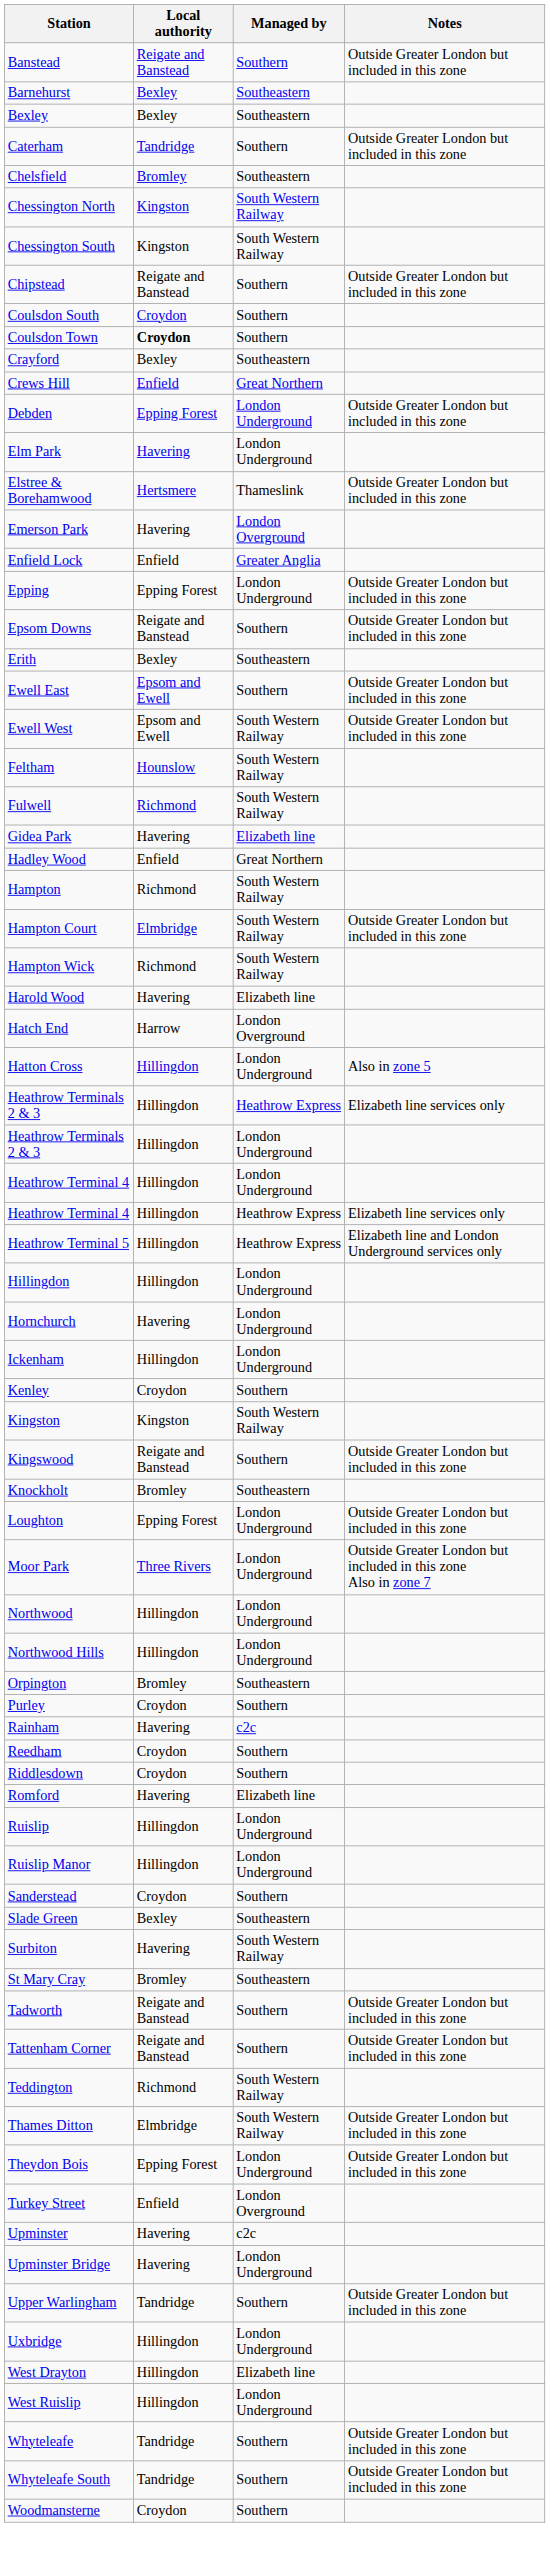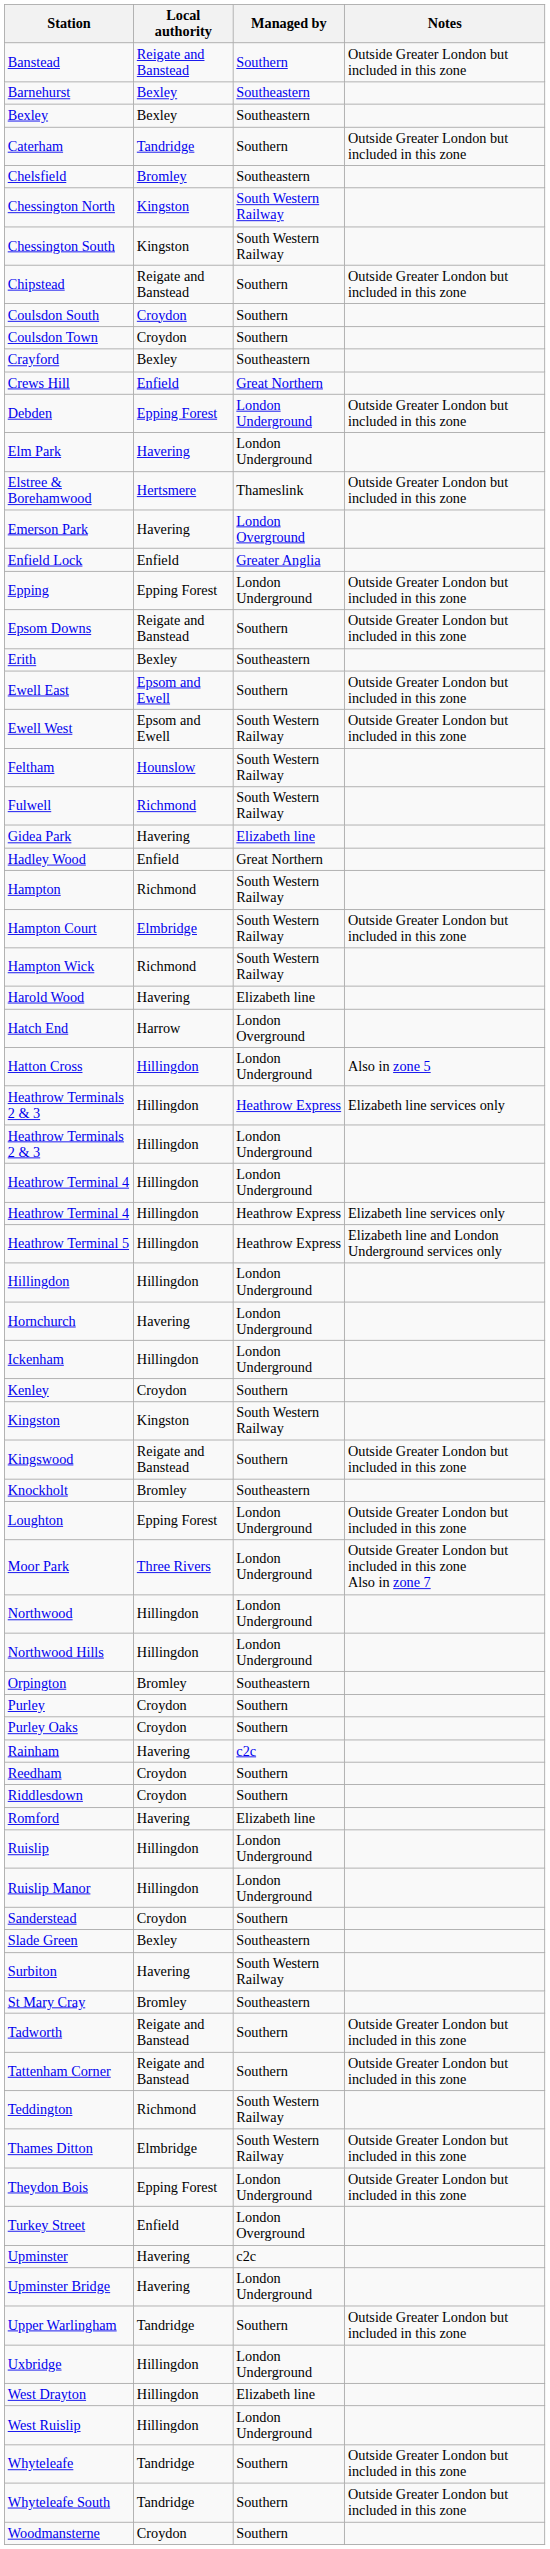(164, 337) bold -> (162, 337) normal
+ row: (43, 1728)
